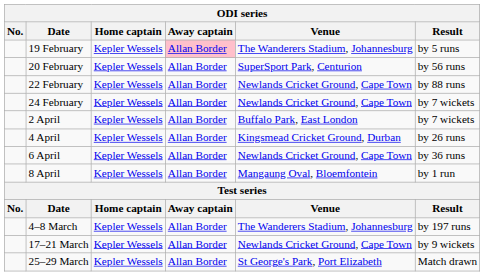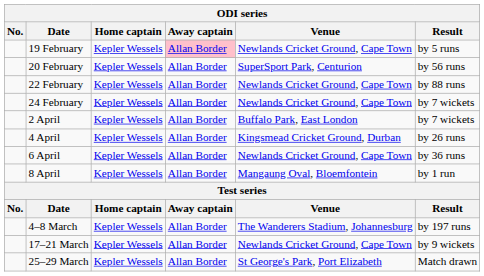(325, 48) The Wanderers Stadium, Johannesburg -> (325, 48) Newlands Cricket Ground, Cape Town
